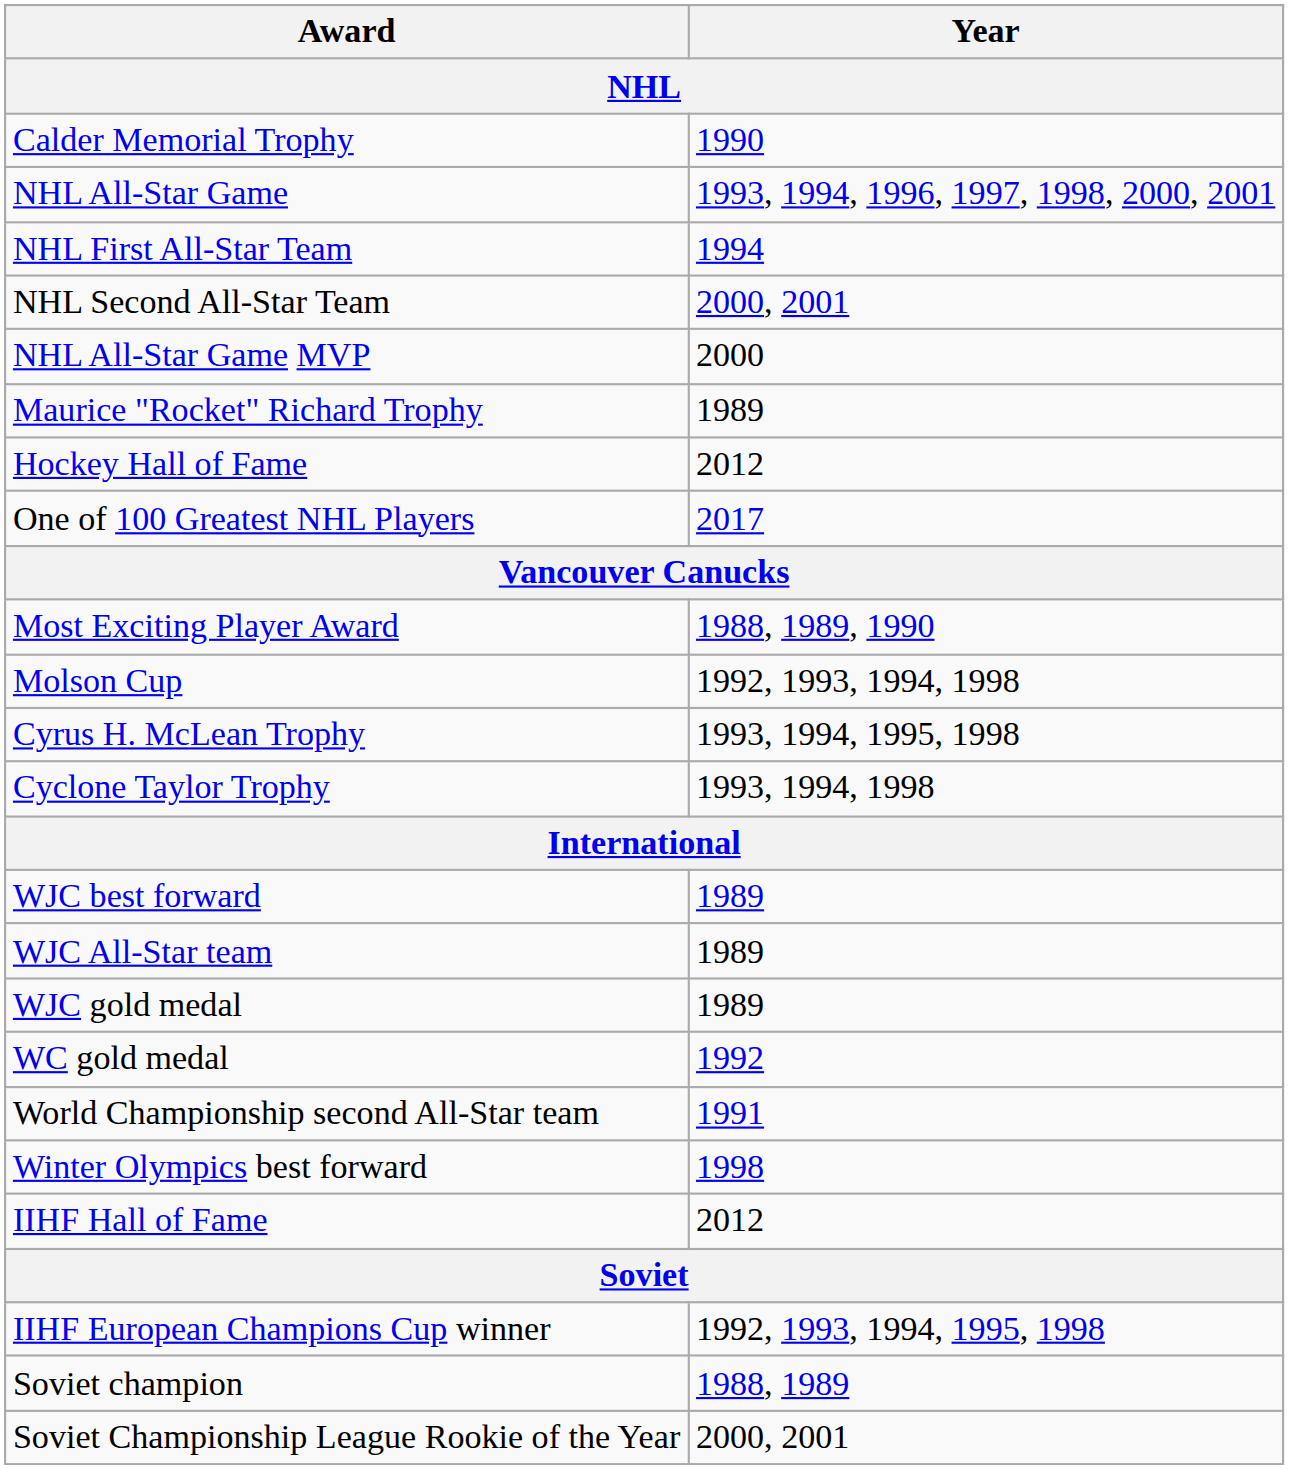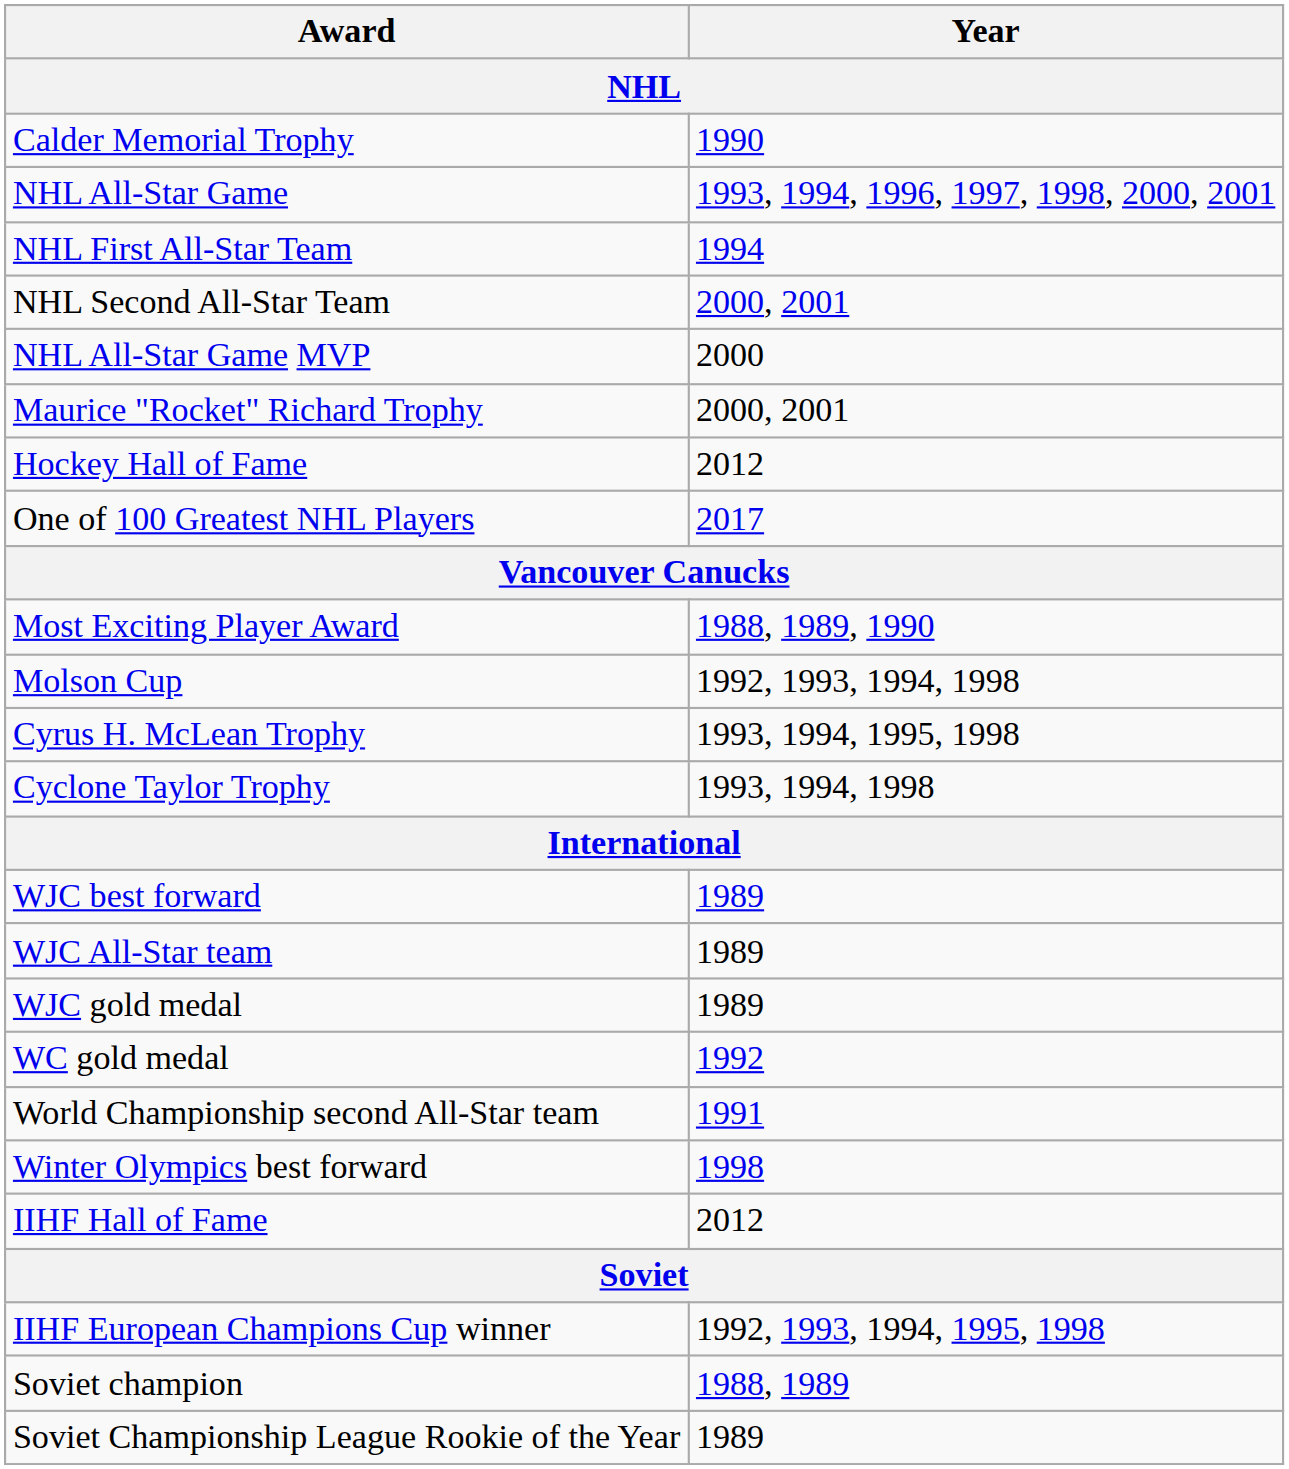(730, 409) 1989 -> (773, 409) 2000, 2001
(773, 1436) 2000, 2001 -> (730, 1436) 1989
